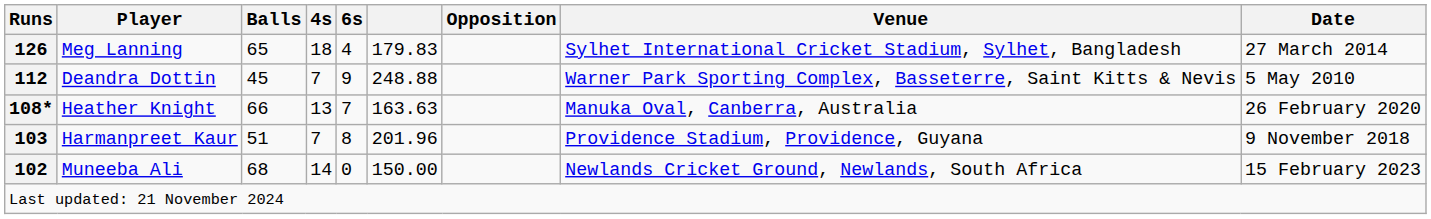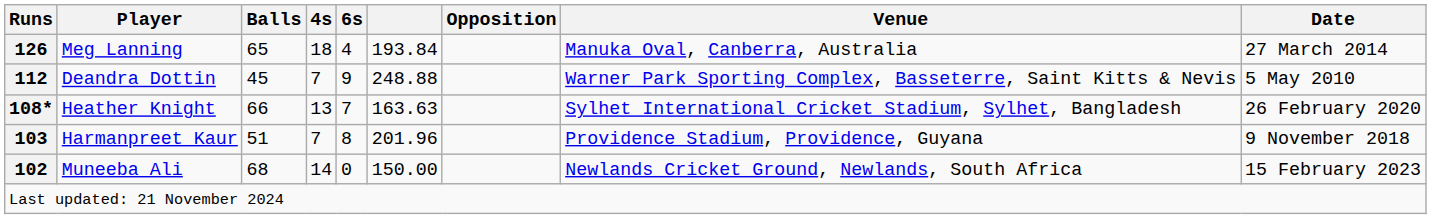(405, 50) 179.83 -> (405, 50) 193.84
(873, 50) Sylhet International Cricket Stadium, Sylhet, Bangladesh -> (741, 50) Manuka Oval, Canberra, Australia
(741, 109) Manuka Oval, Canberra, Australia -> (873, 109) Sylhet International Cricket Stadium, Sylhet, Bangladesh
